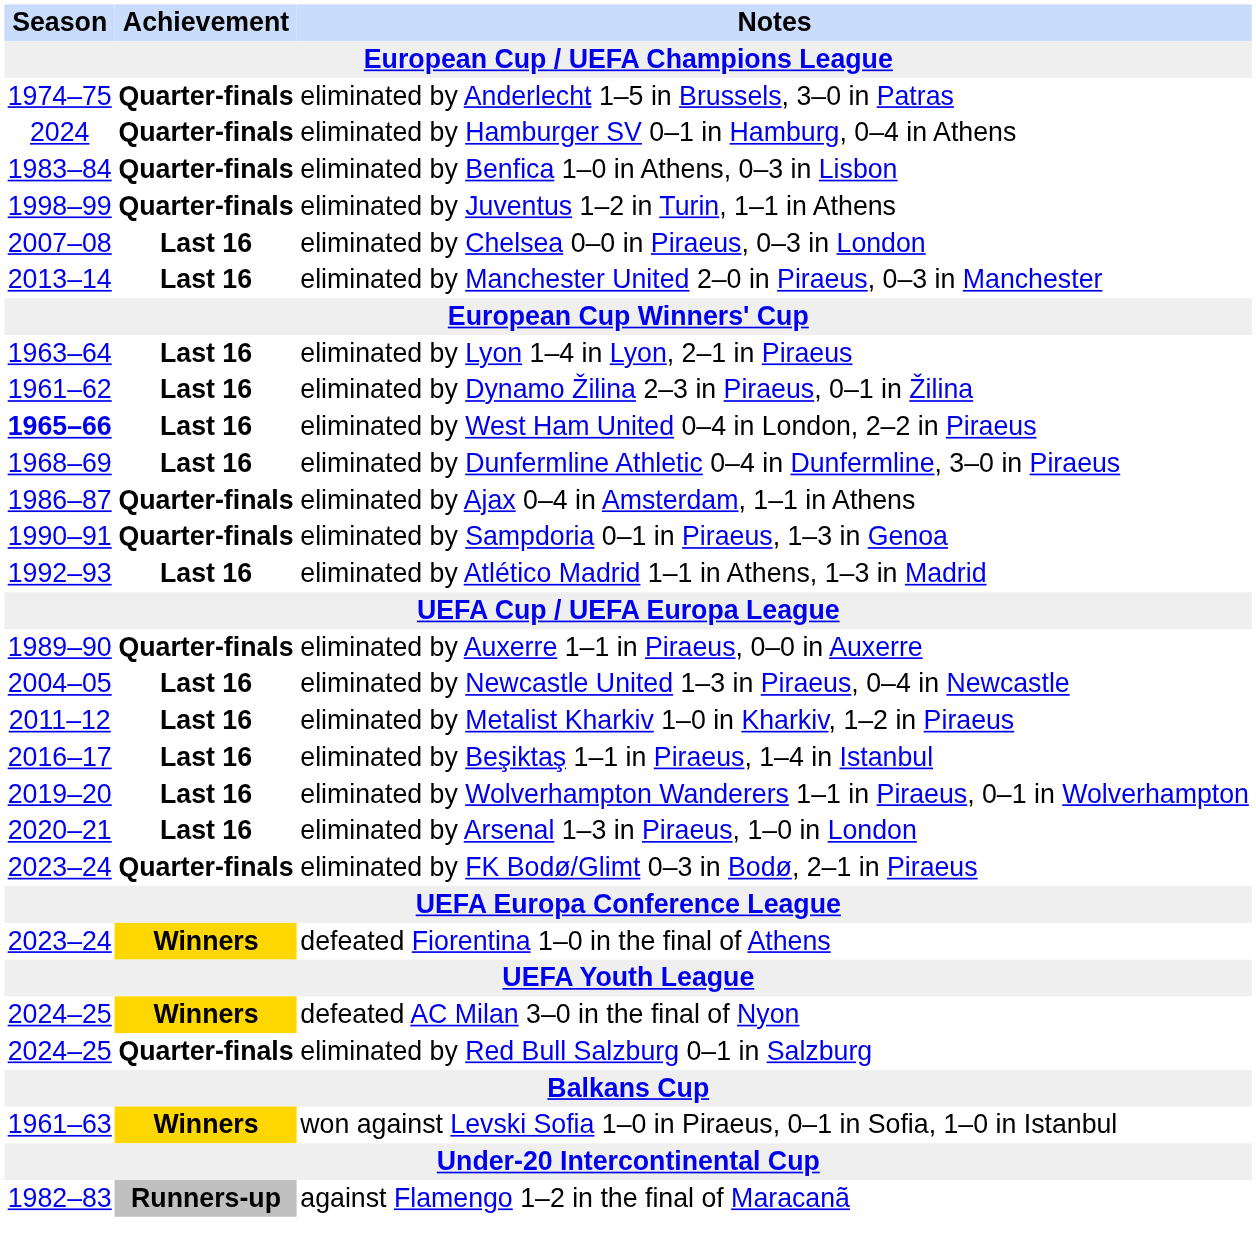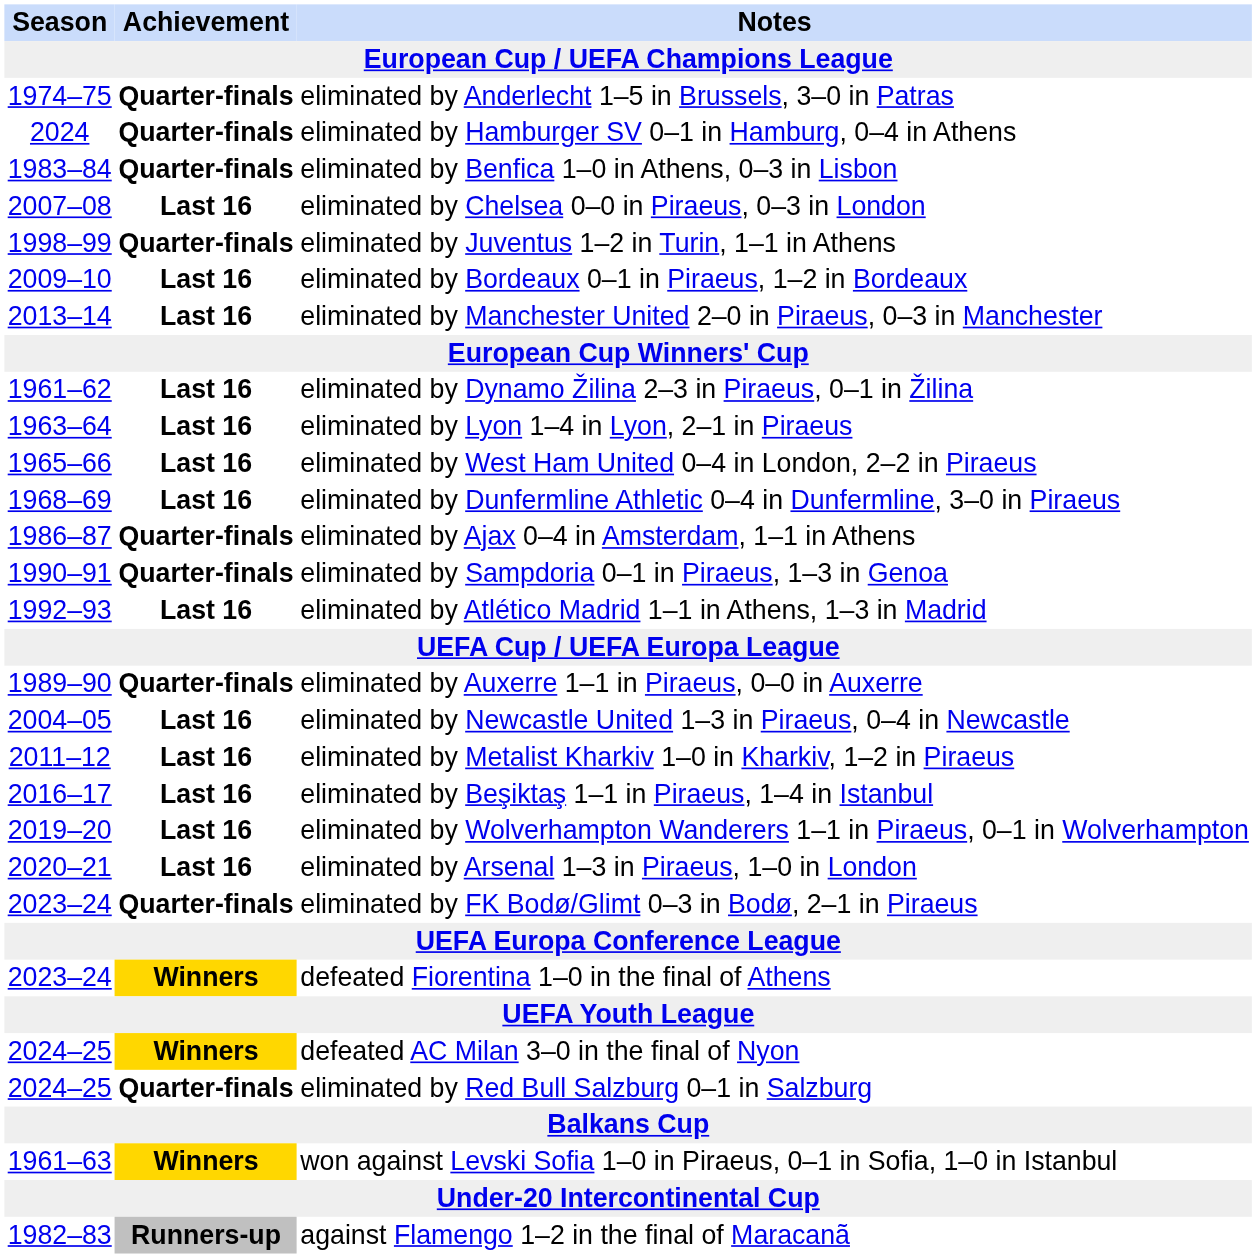rows swapped: (598, 206) <-> (613, 242)
+ row: (634, 279)
rows swapped: (637, 389) <-> (576, 353)
(60, 426) bold -> (60, 463) normal
